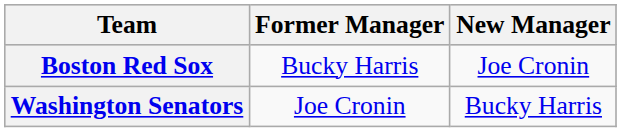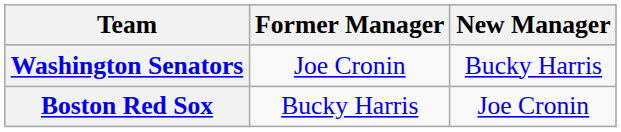rows swapped: (127, 65) <-> (127, 106)
